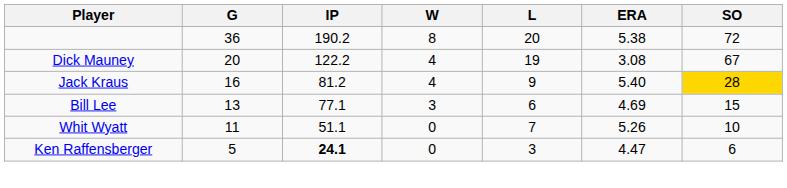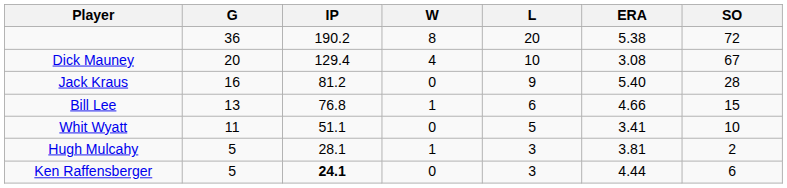(332, 60) 122.2 -> (332, 60) 129.4
(532, 60) 19 -> (532, 60) 10
(432, 82) 4 -> (432, 82) 0
(732, 82) gold background -> (732, 82) no background
(332, 104) 77.1 -> (332, 104) 76.8
(432, 104) 3 -> (432, 104) 1
(632, 104) 4.69 -> (632, 104) 4.66
(532, 127) 7 -> (532, 127) 5
(632, 127) 5.26 -> (632, 127) 3.41
+ row: (93, 149)
(632, 149) 4.47 -> (632, 171) 4.44
